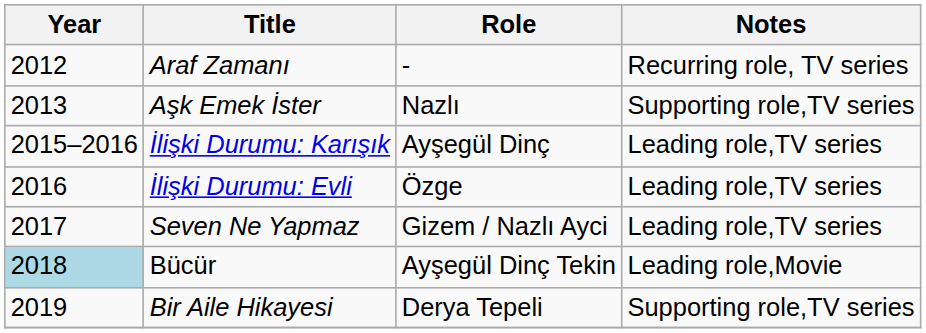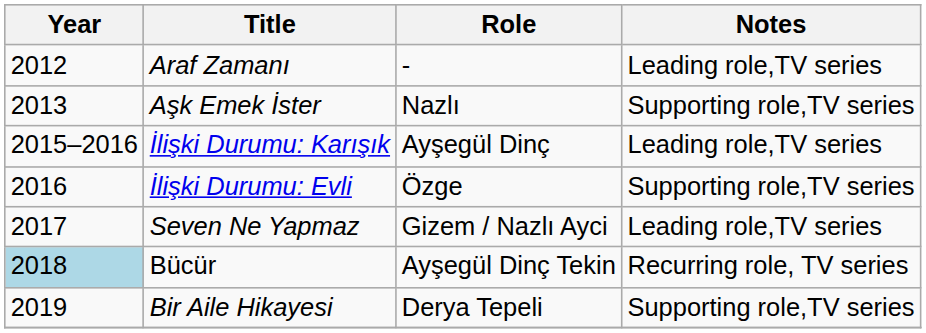(768, 65) Recurring role, TV series -> (755, 65) Leading role,TV series
(755, 186) Leading role,TV series -> (771, 186) Supporting role,TV series
(735, 266) Leading role,Movie -> (768, 266) Recurring role, TV series
